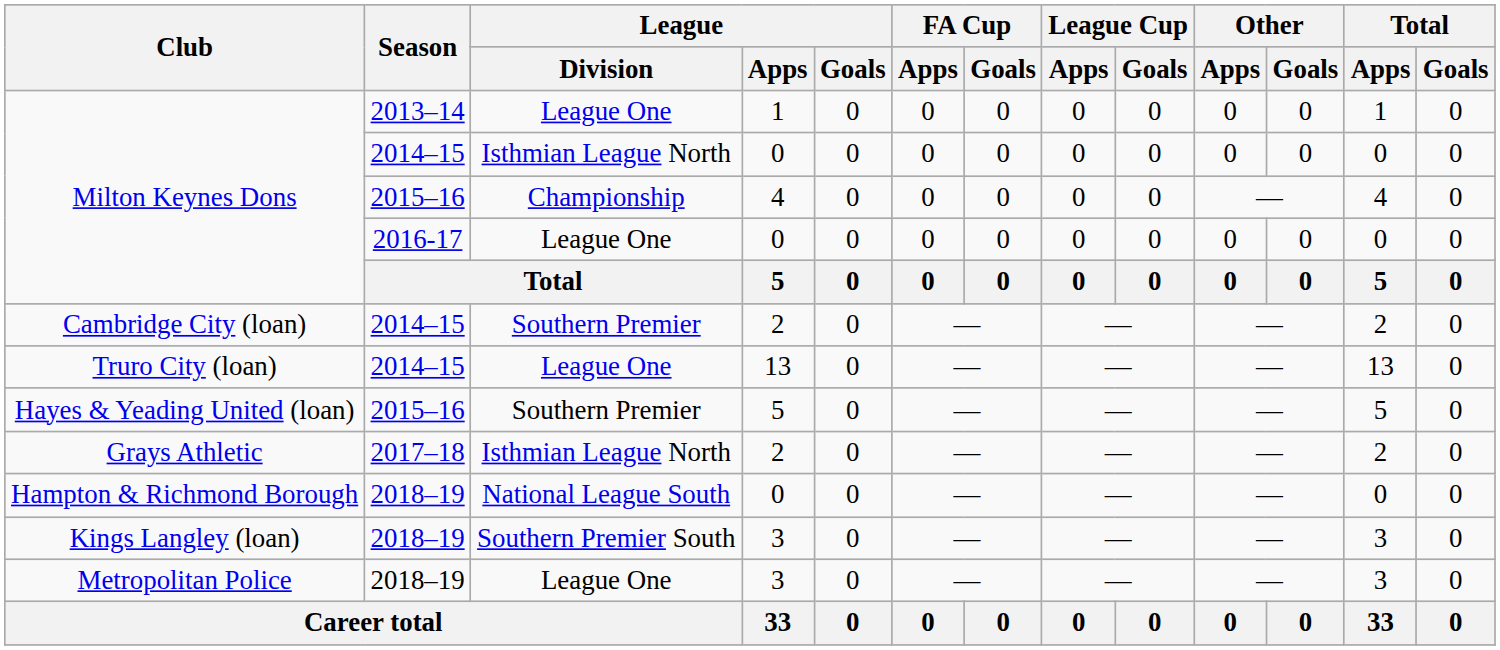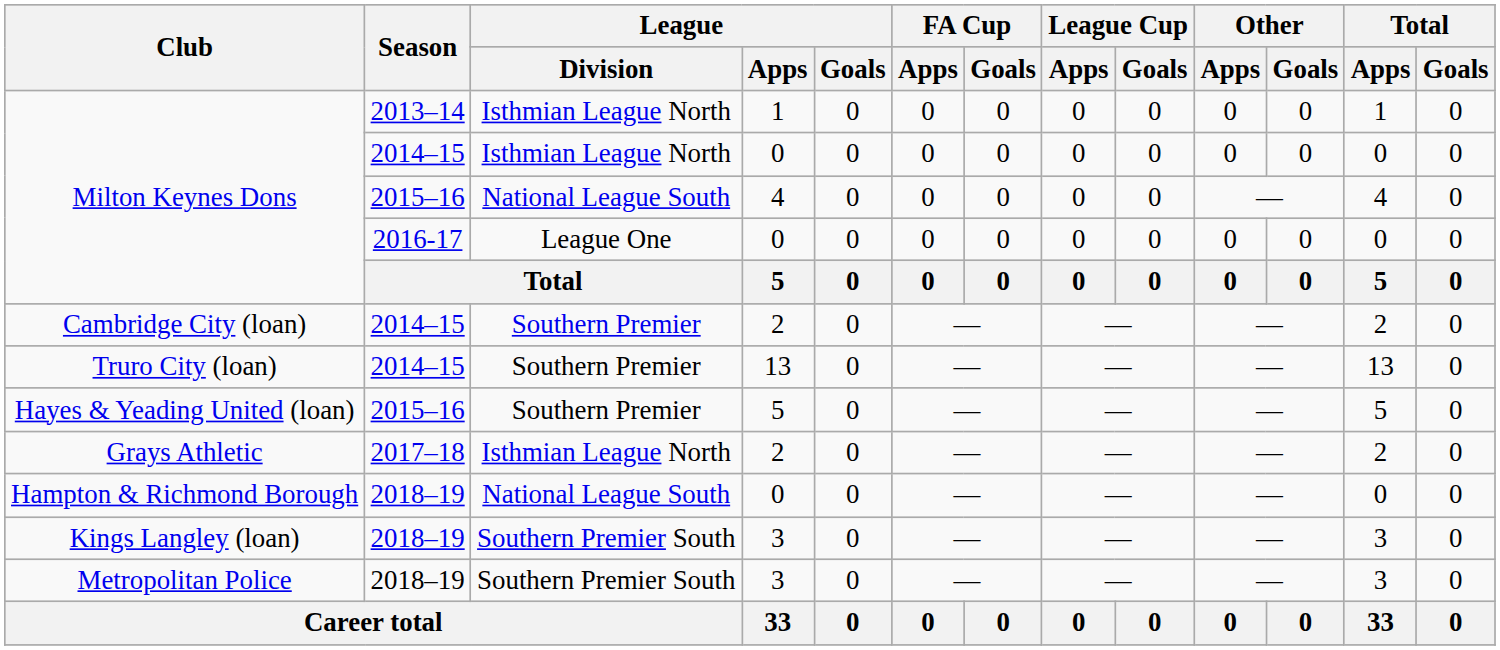(606, 111) League One -> (606, 111) Isthmian League North
(606, 196) Championship -> (606, 196) National League South
(606, 366) League One -> (606, 366) Southern Premier
(606, 580) League One -> (606, 580) Southern Premier South
